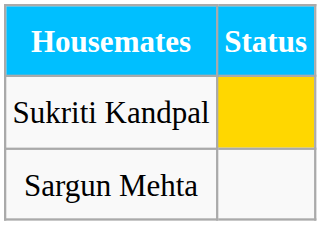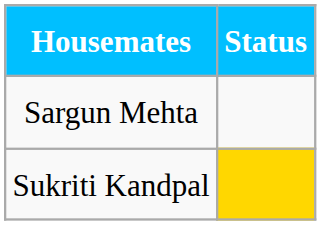rows swapped: (111, 184) <-> (111, 112)
